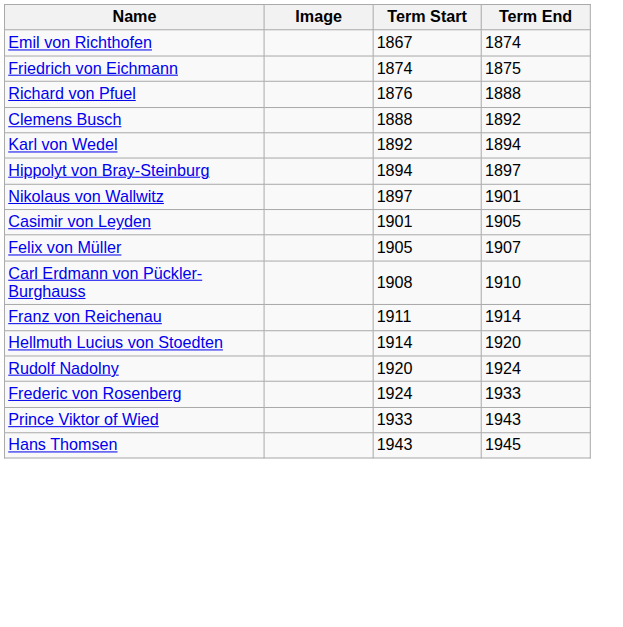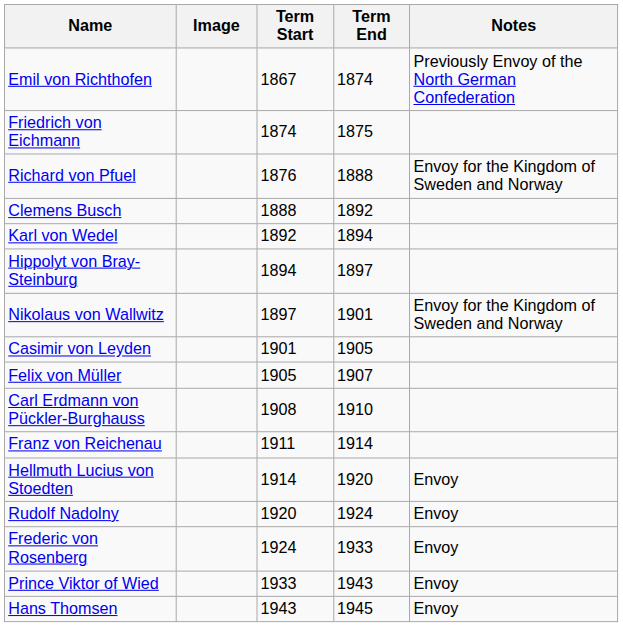+ column: (514, 26)
